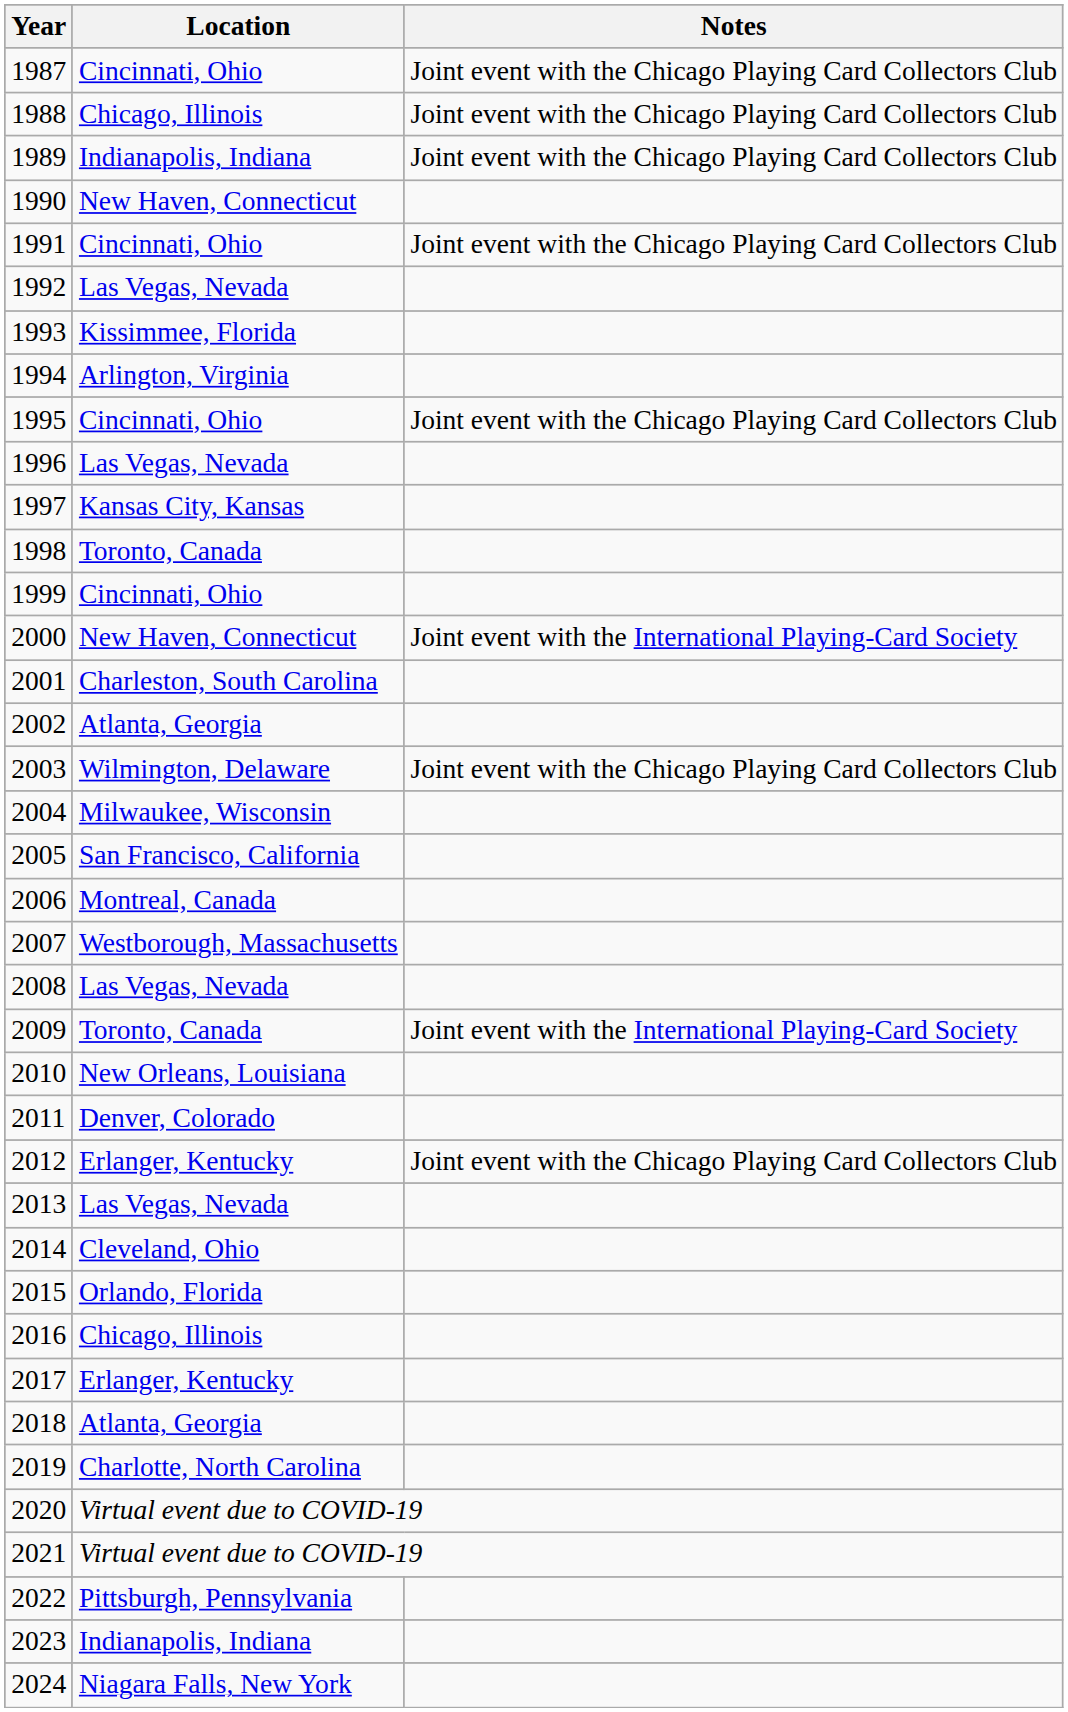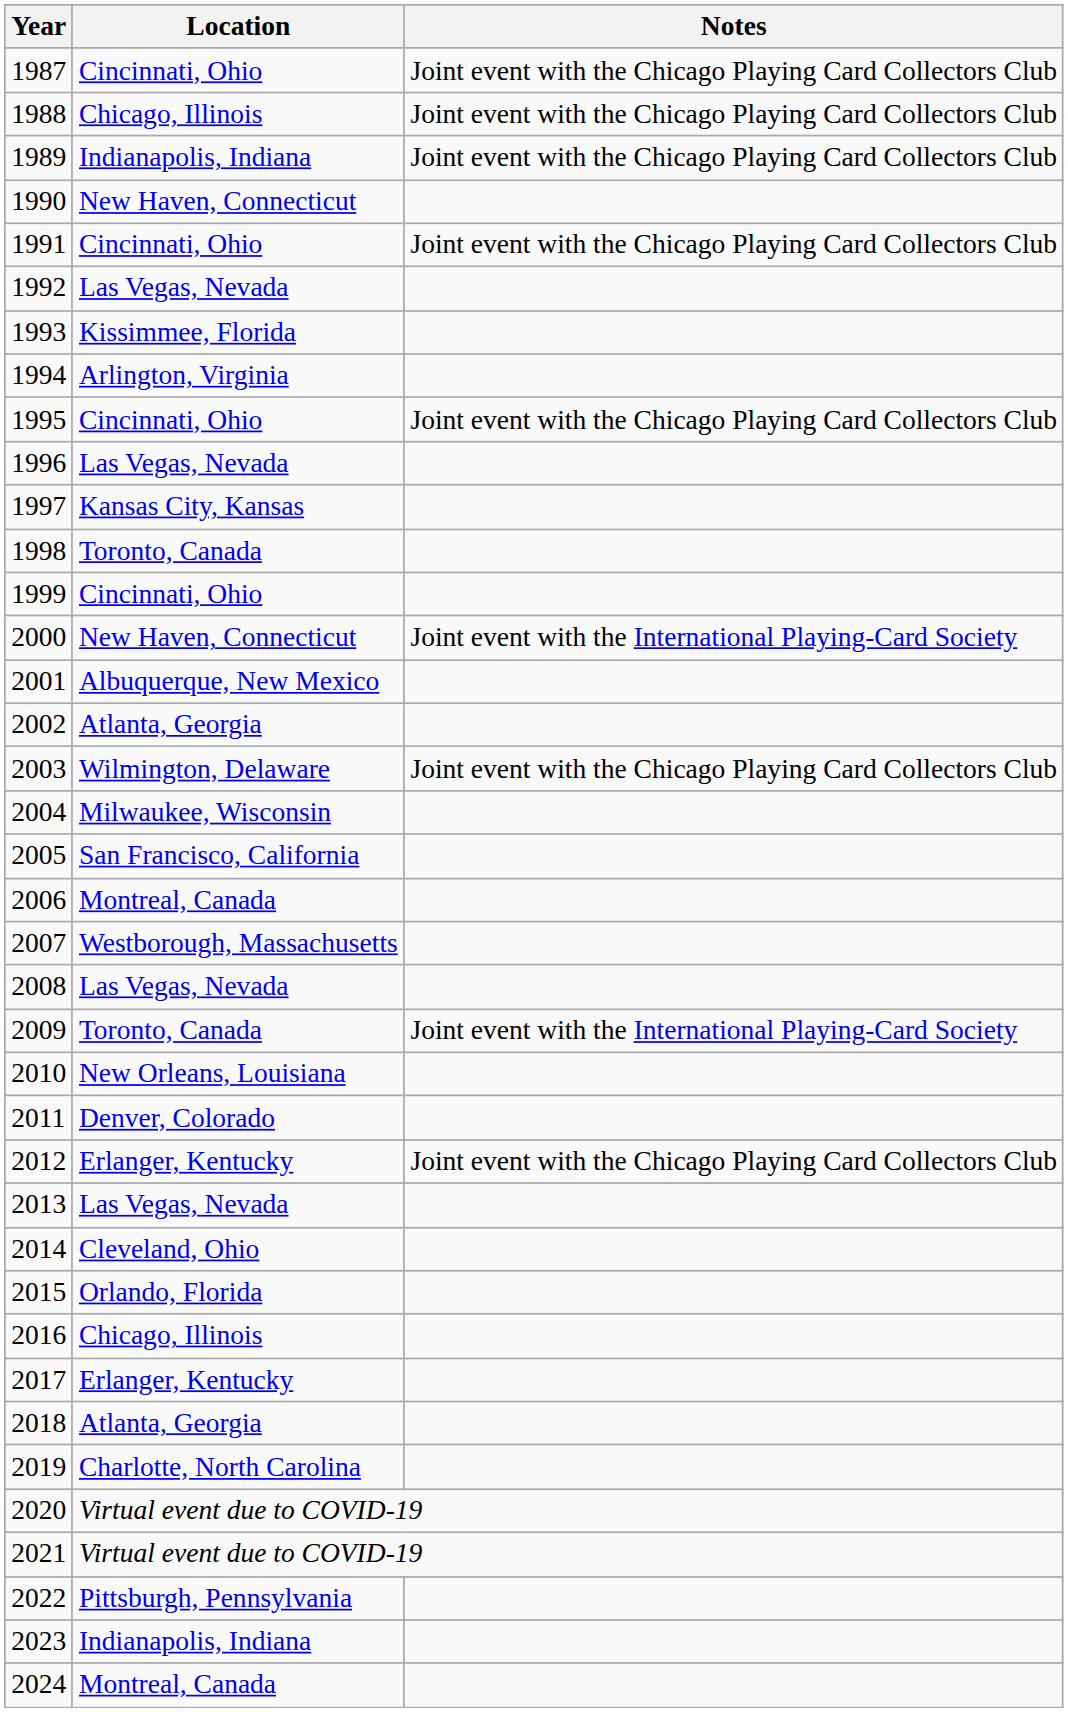(228, 680) Charleston, South Carolina -> (229, 680) Albuquerque, New Mexico
(215, 1684) Niagara Falls, New York -> (178, 1684) Montreal, Canada
